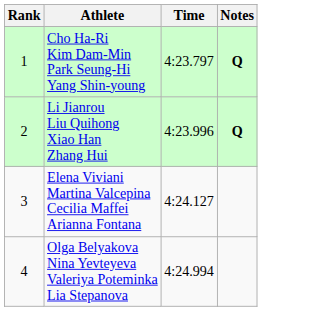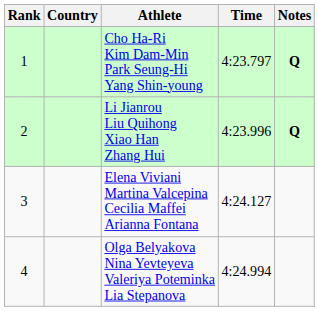+ column: (72, 15)
